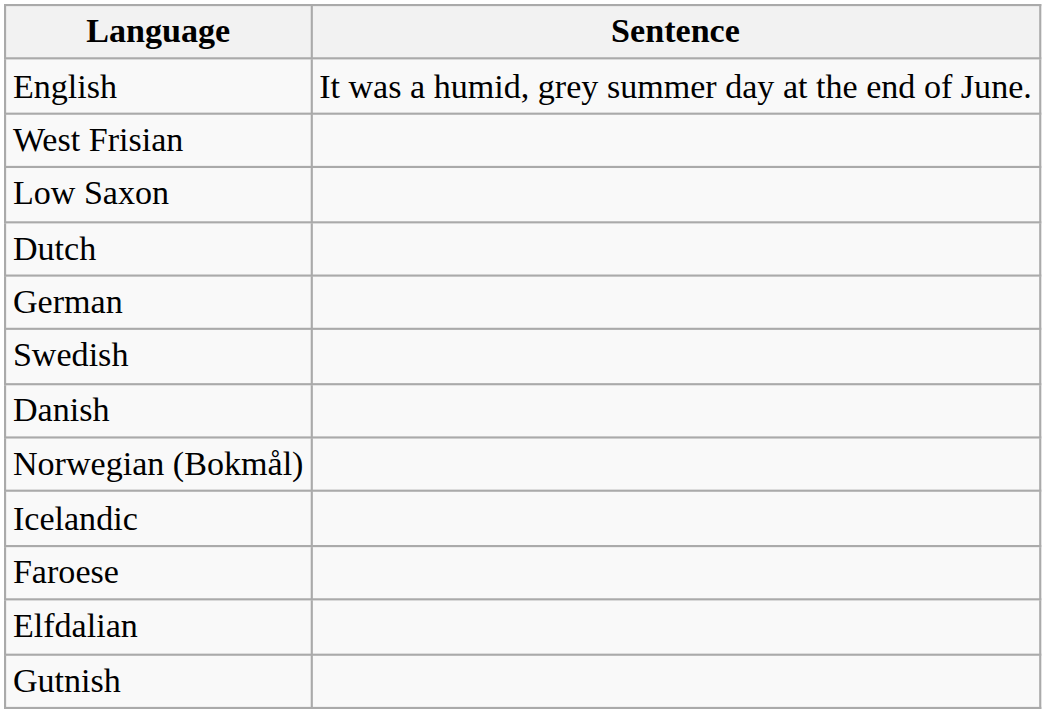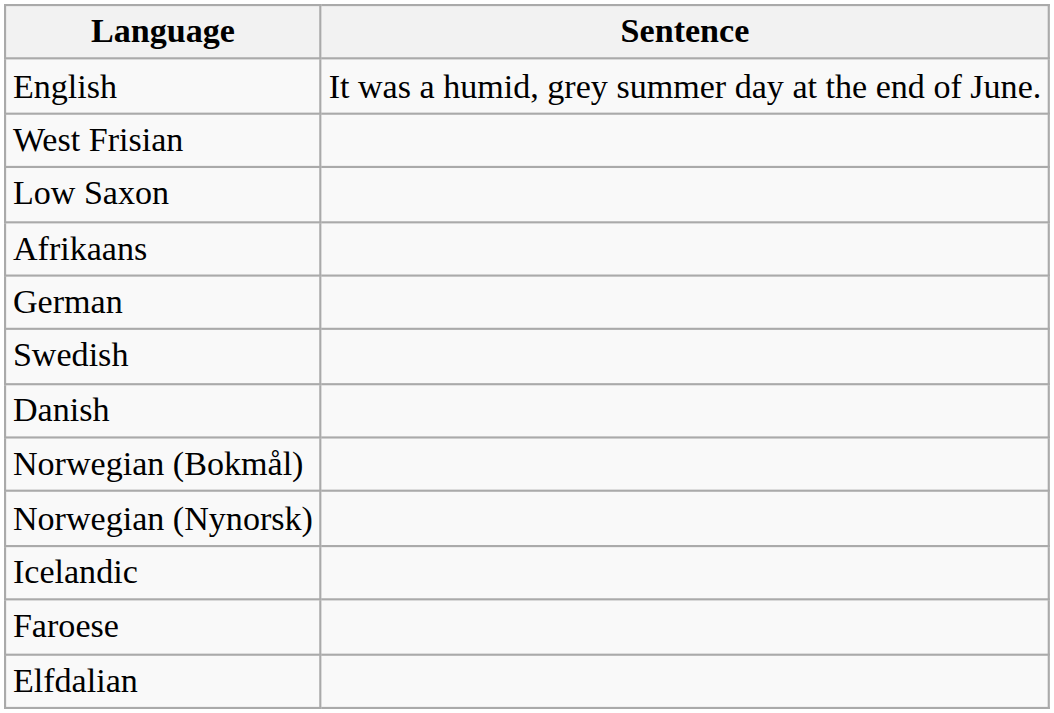+ row: (80, 247)
- row: (55, 247)
+ row: (163, 517)
- row: (67, 680)
